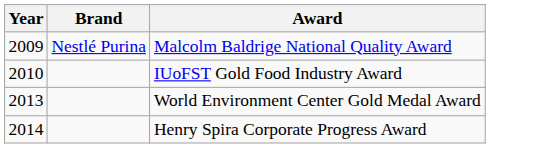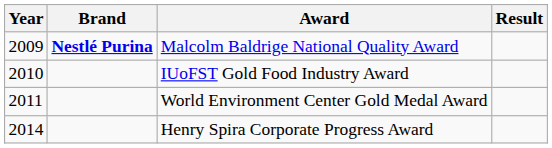+ column: (519, 18)
(99, 45) normal -> (102, 45) bold
(26, 101) 2013 -> (26, 101) 2011
